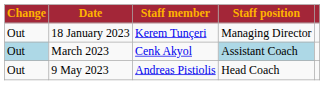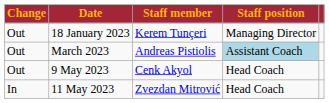(16, 51) lightblue background -> (16, 51) no background
(164, 51) Cenk Akyol -> (175, 51) Andreas Pistiolis
(175, 70) Andreas Pistiolis -> (164, 70) Cenk Akyol
+ row: (83, 88)
